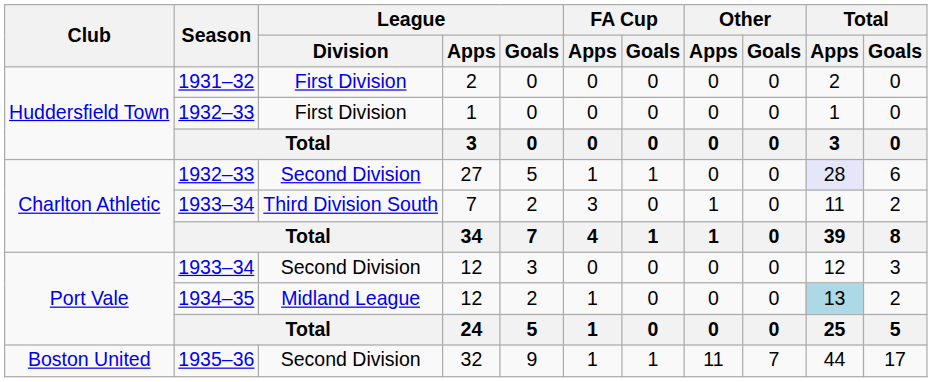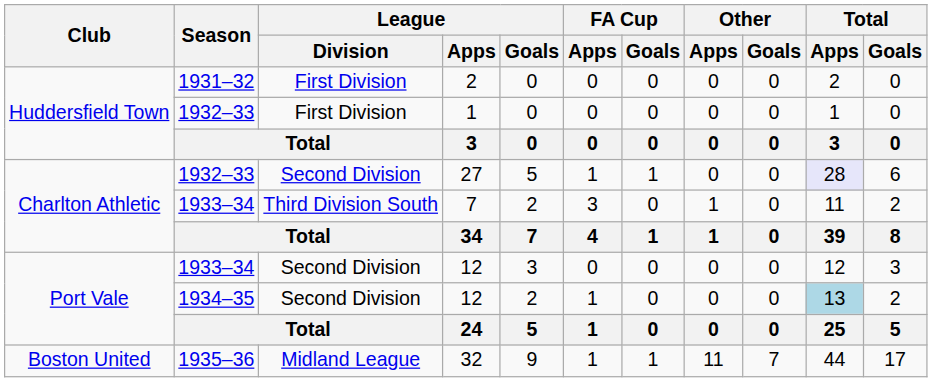(351, 298) Midland League -> (351, 298) Second Division
(351, 360) Second Division -> (351, 360) Midland League
